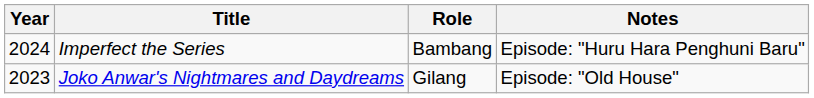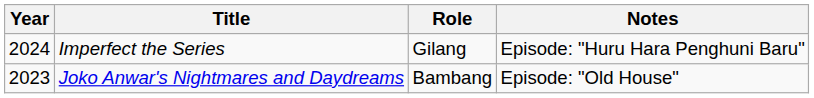(452, 48) Bambang -> (439, 48) Gilang
(439, 78) Gilang -> (452, 78) Bambang
